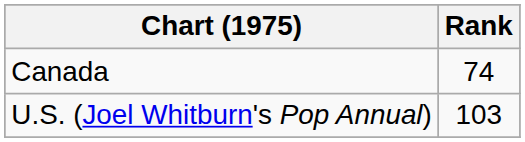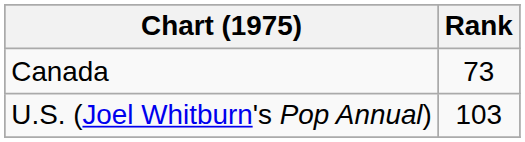(479, 70) 74 -> (479, 70) 73
